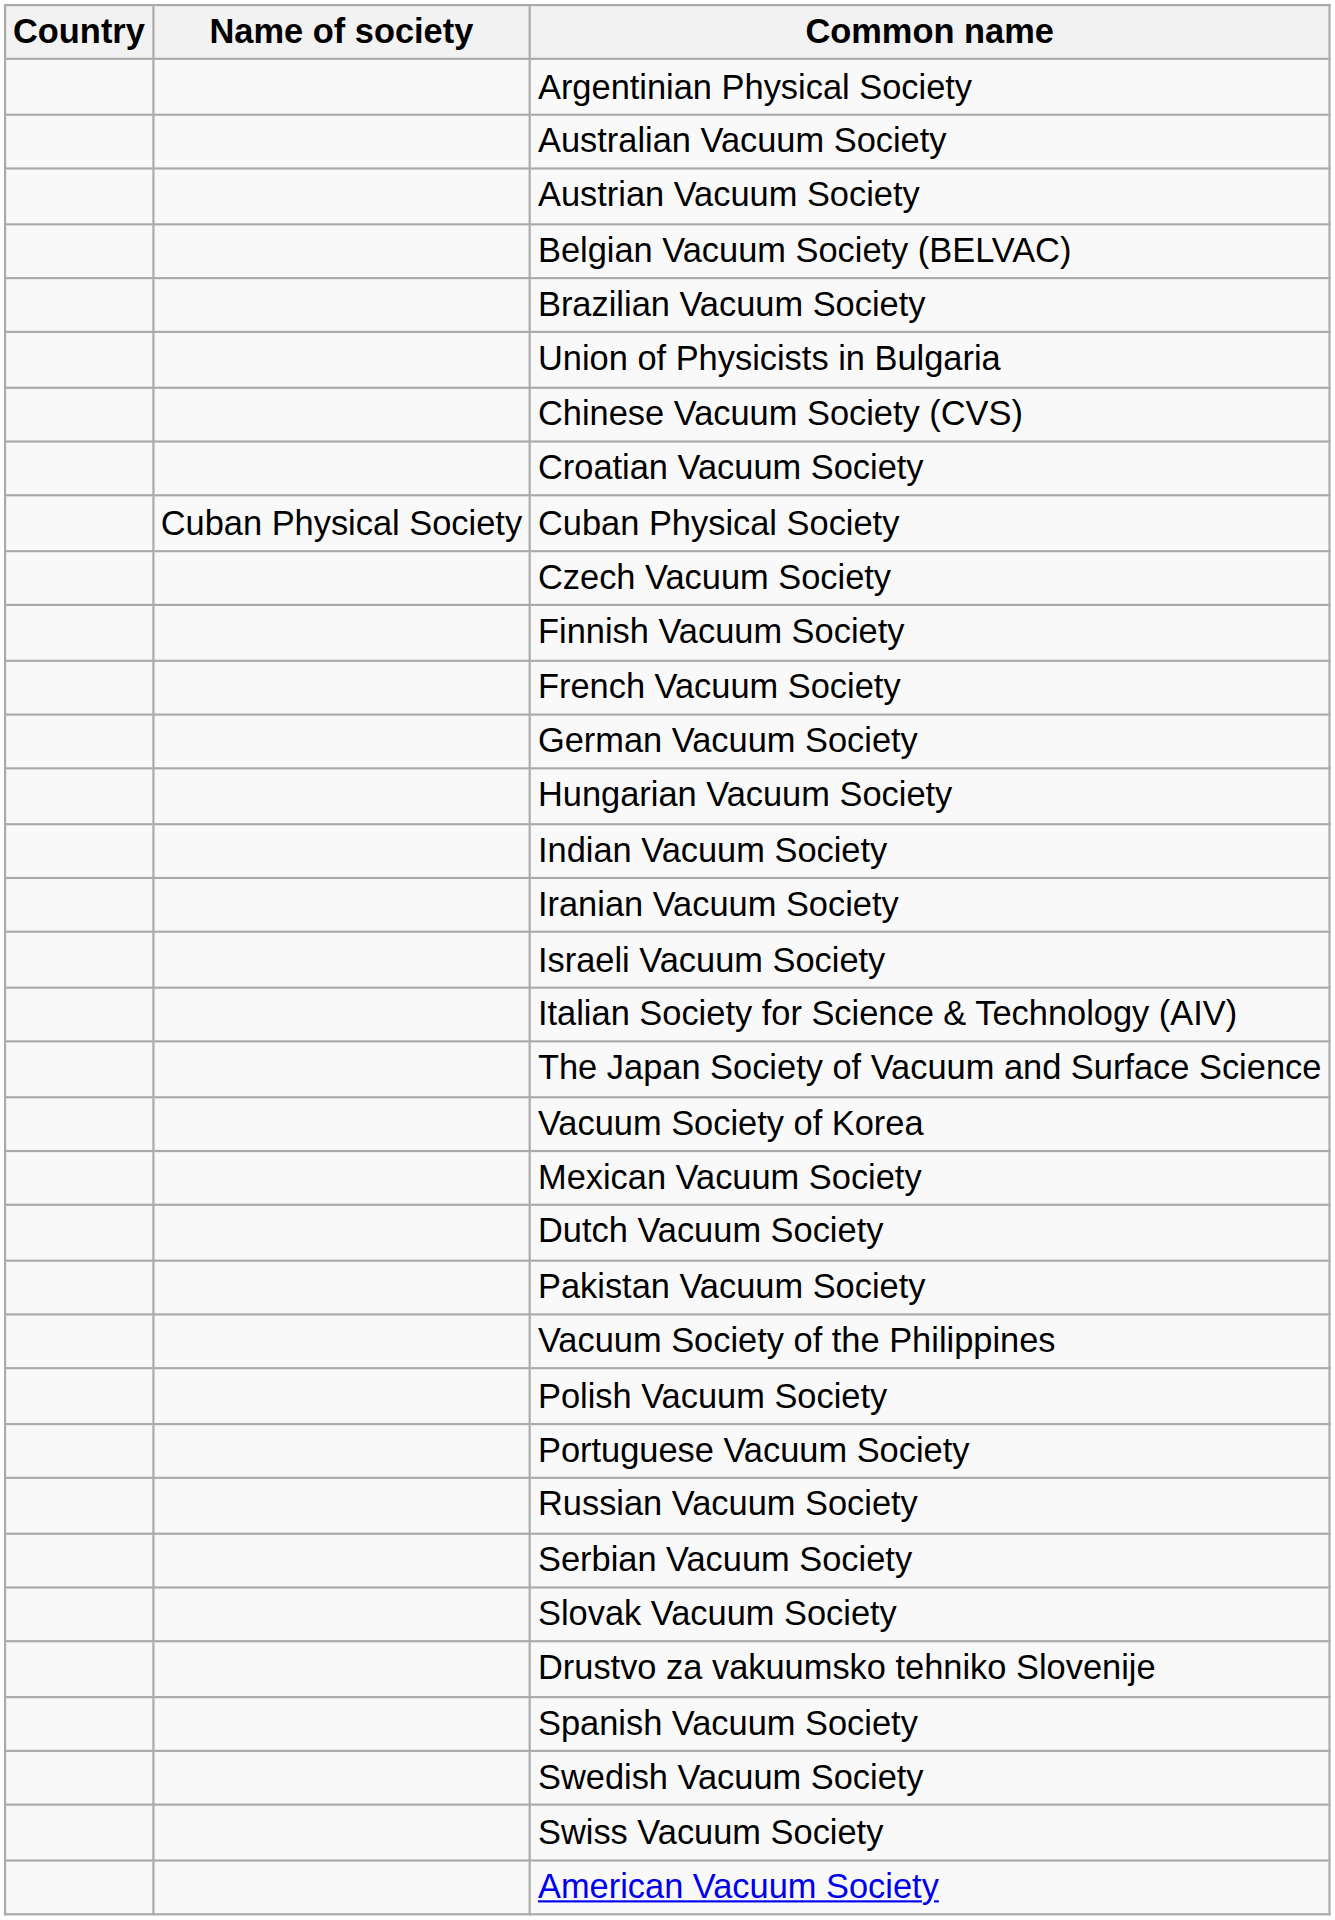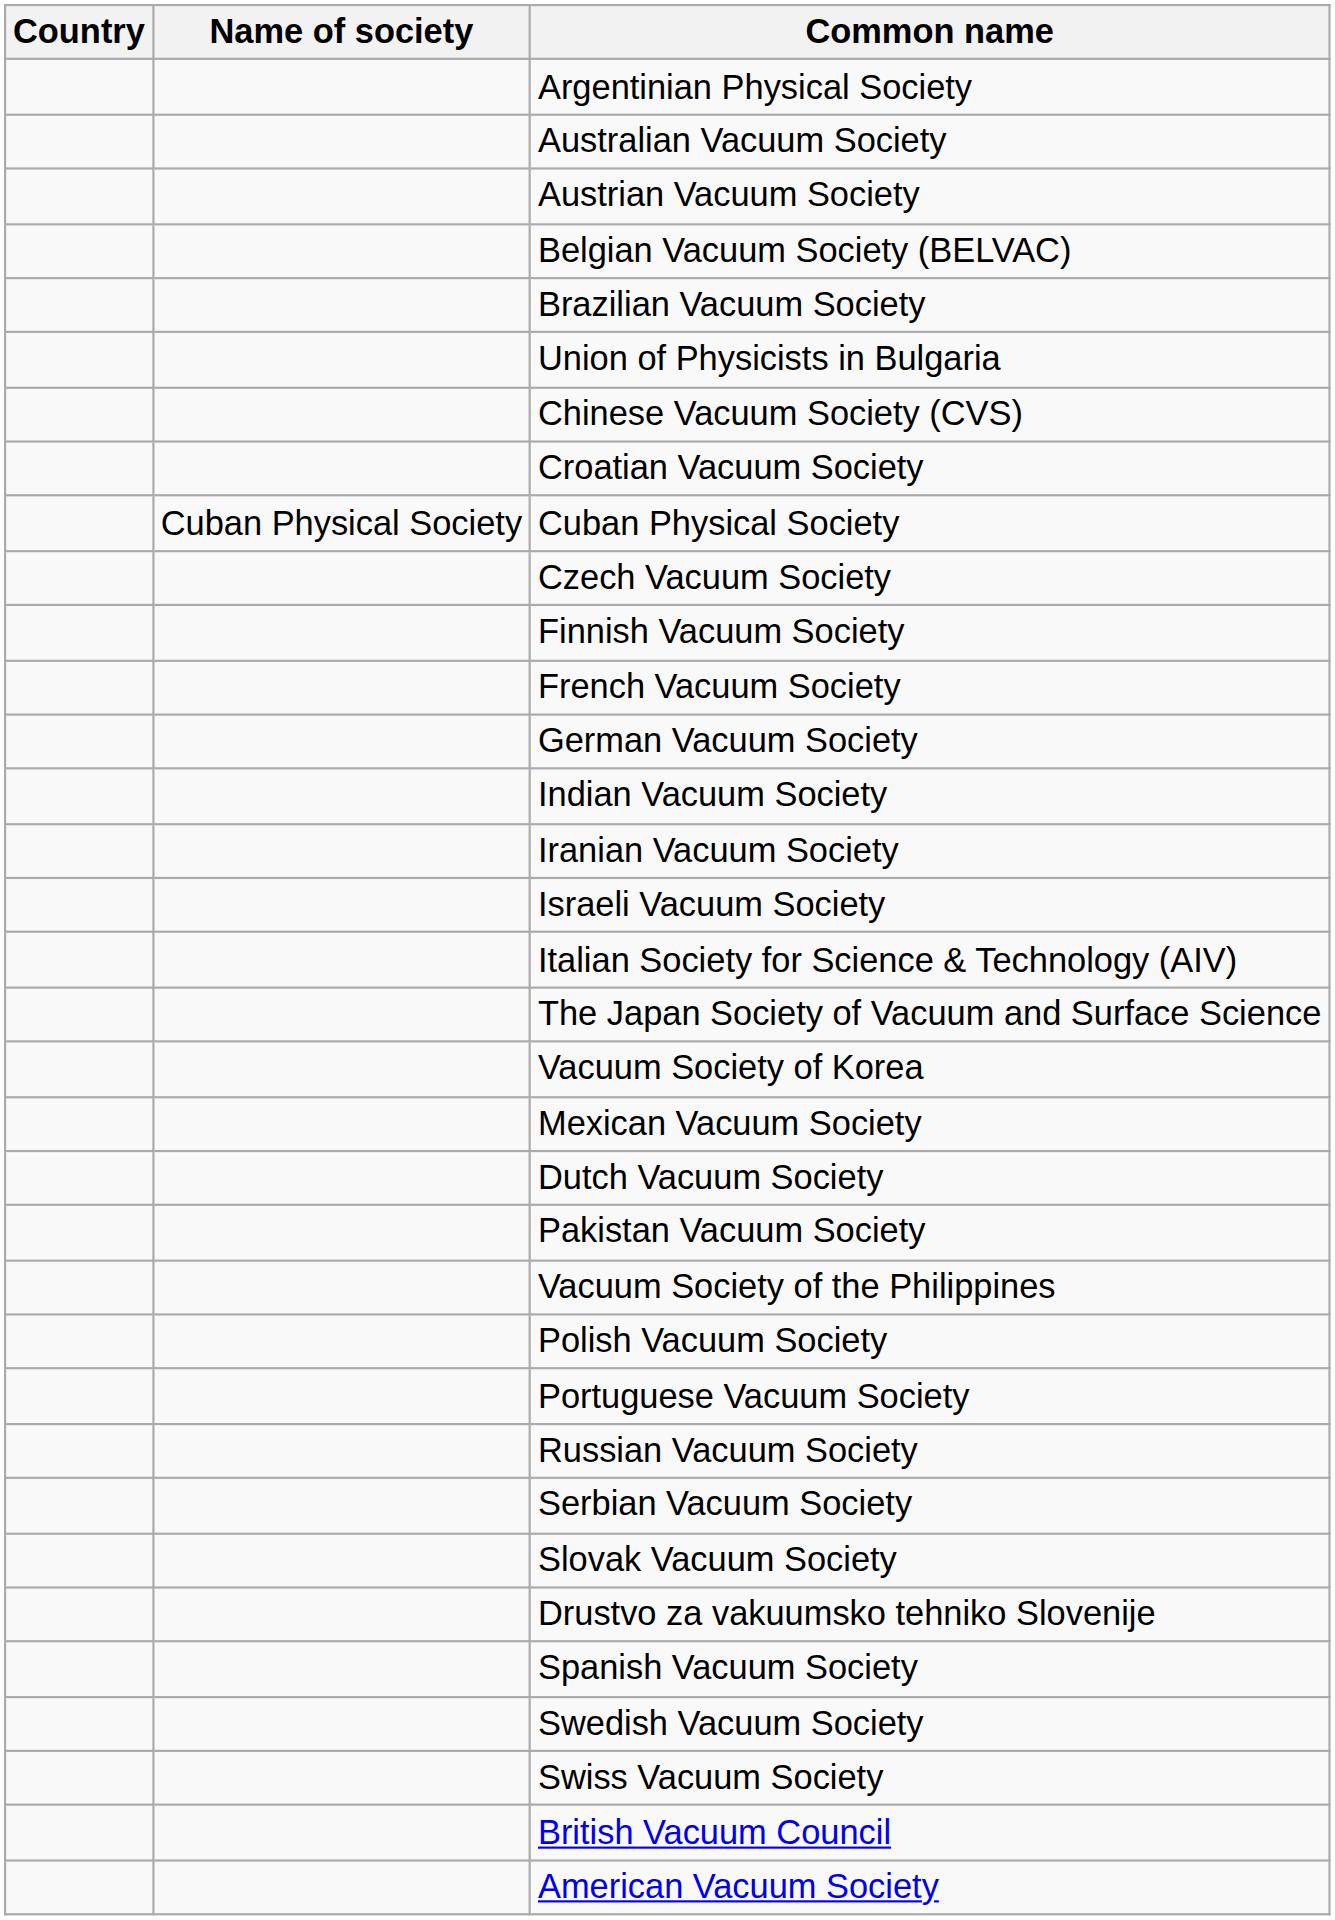- row: (745, 795)
+ row: (715, 1832)
